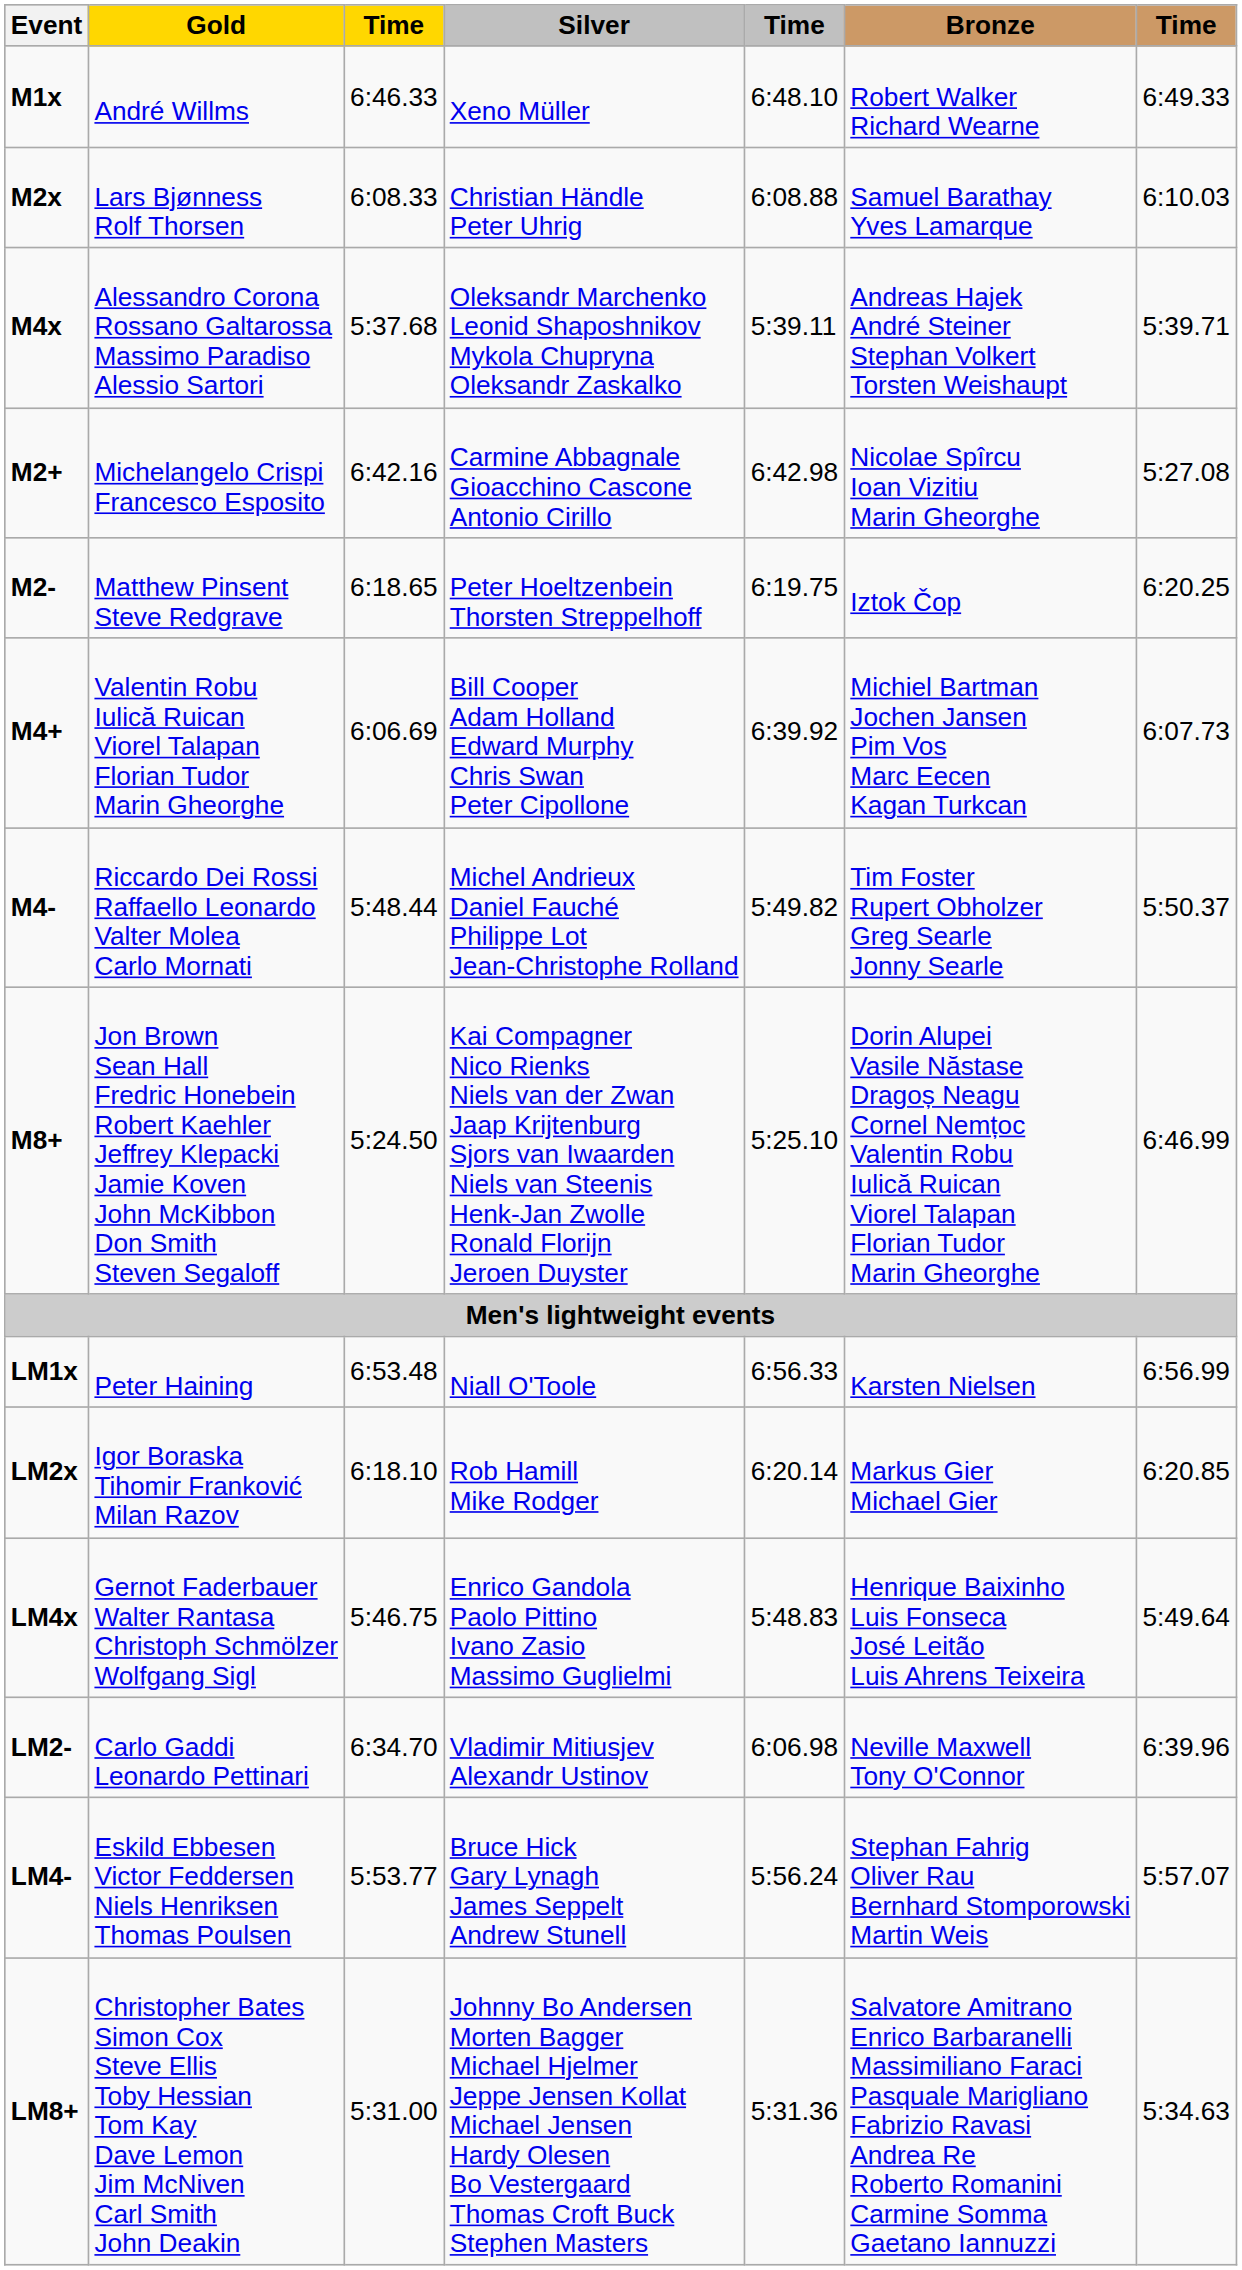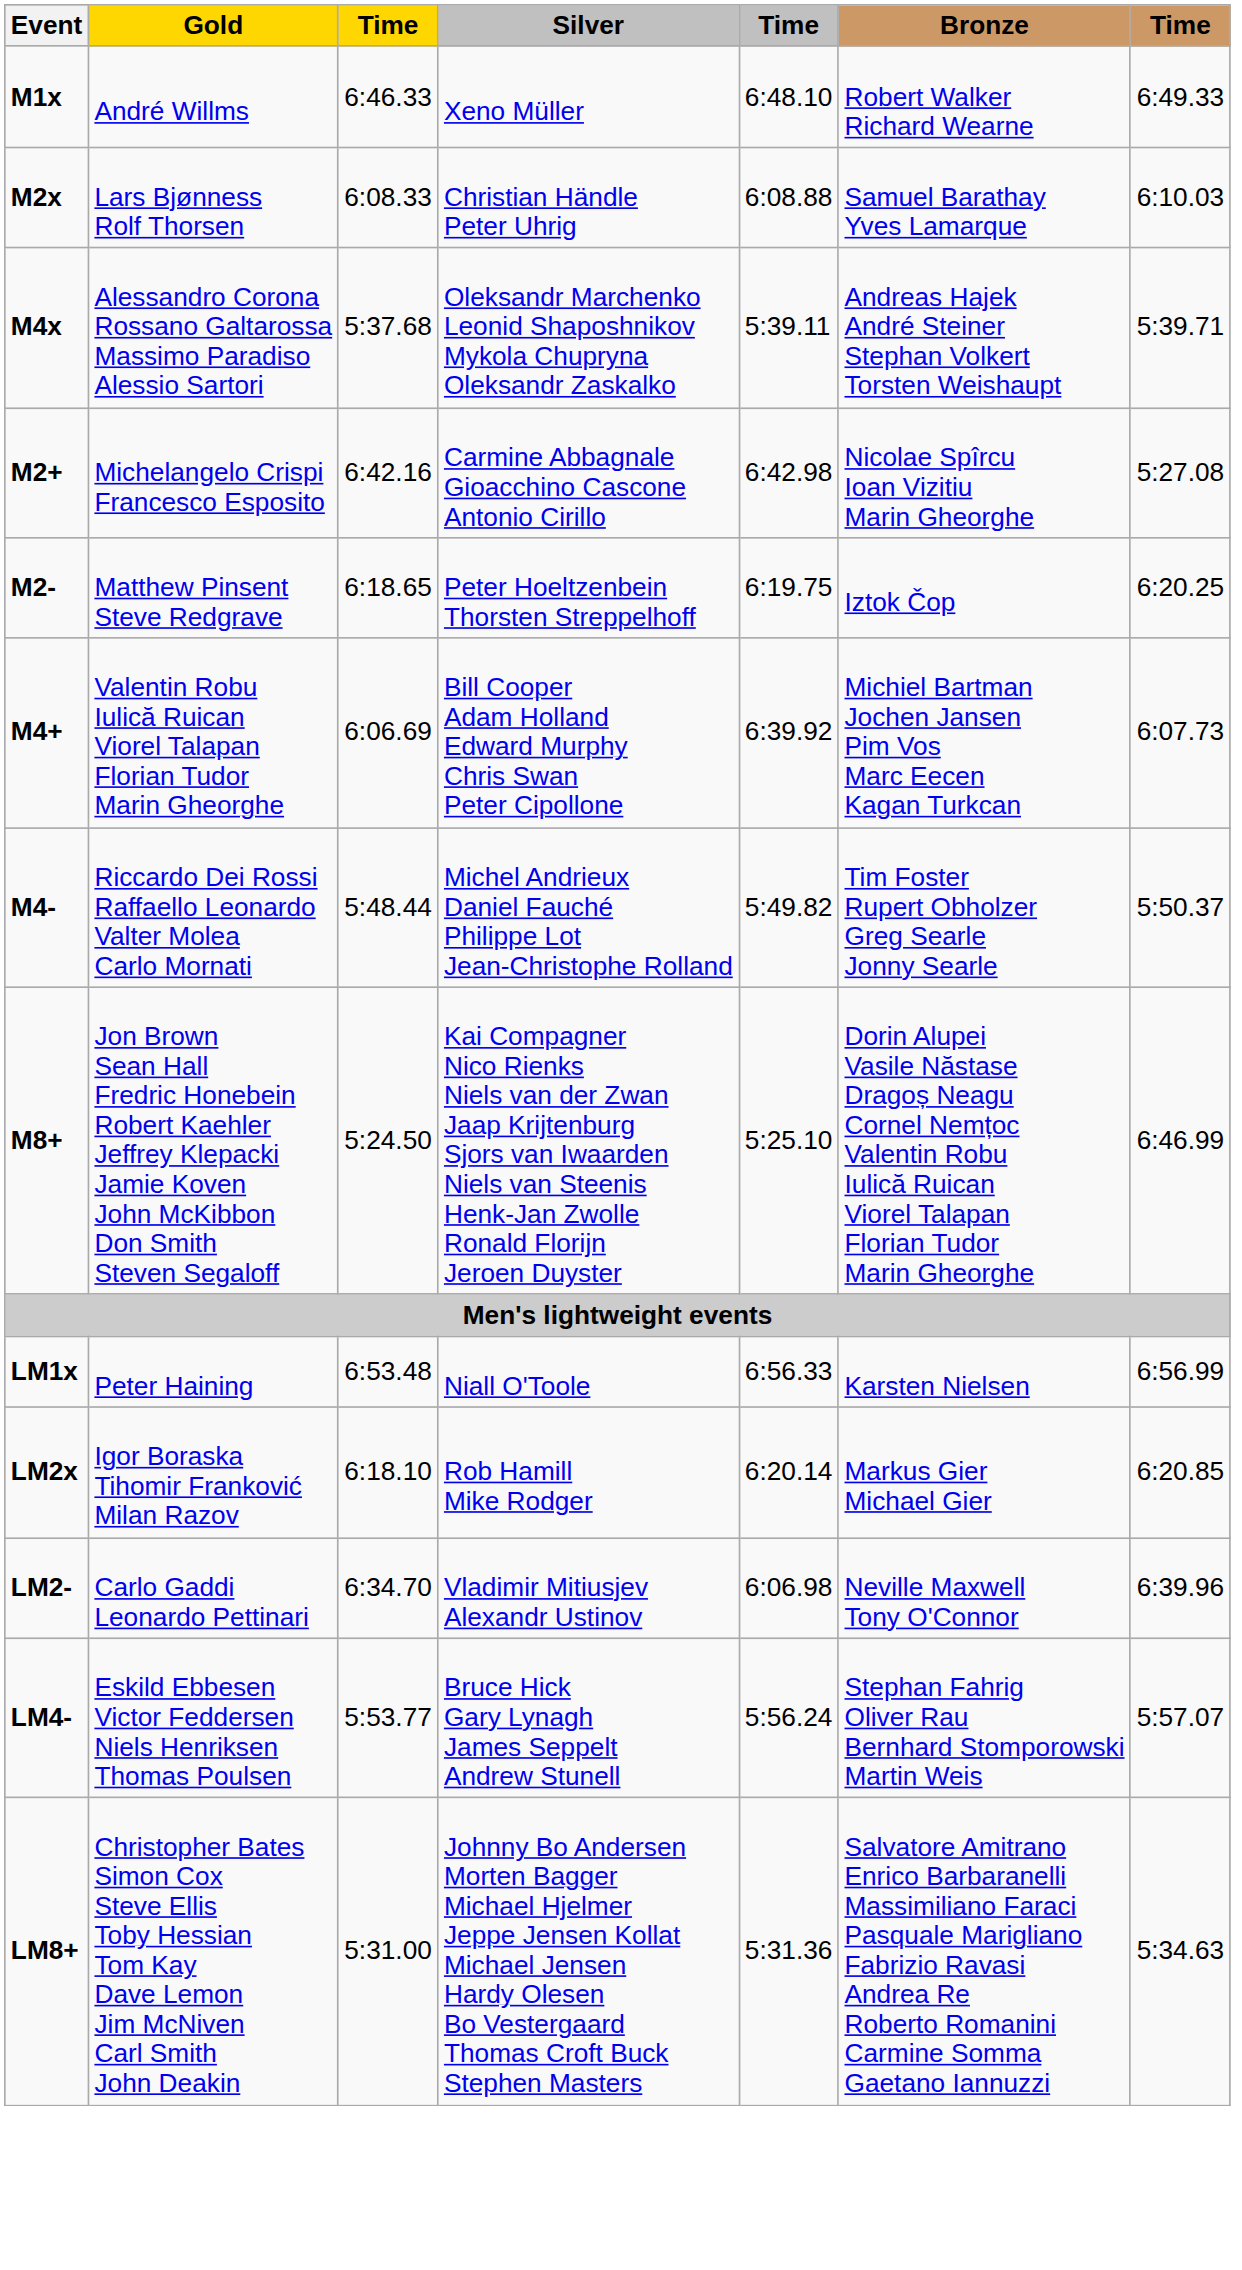- row: (44, 1616)
